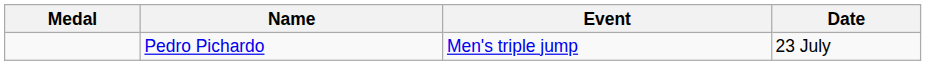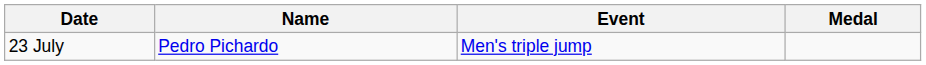columns swapped: (72, 19) <-> (846, 19)
